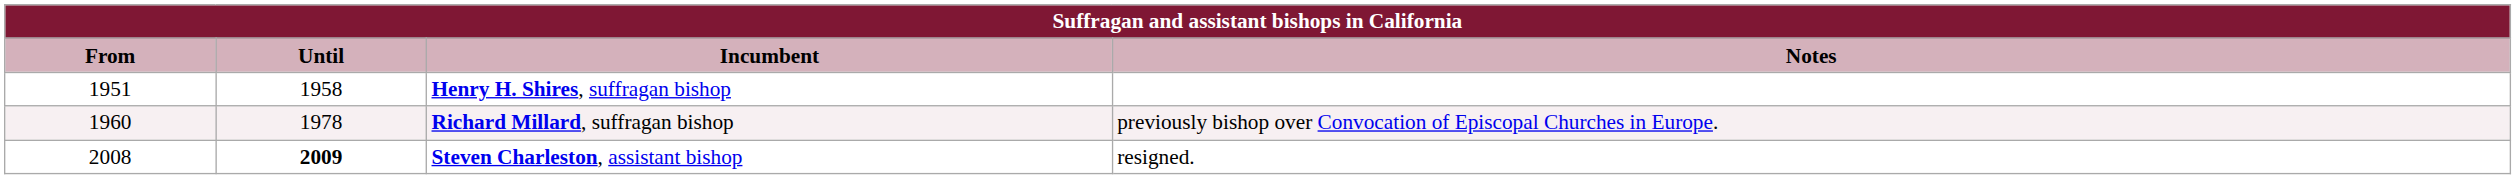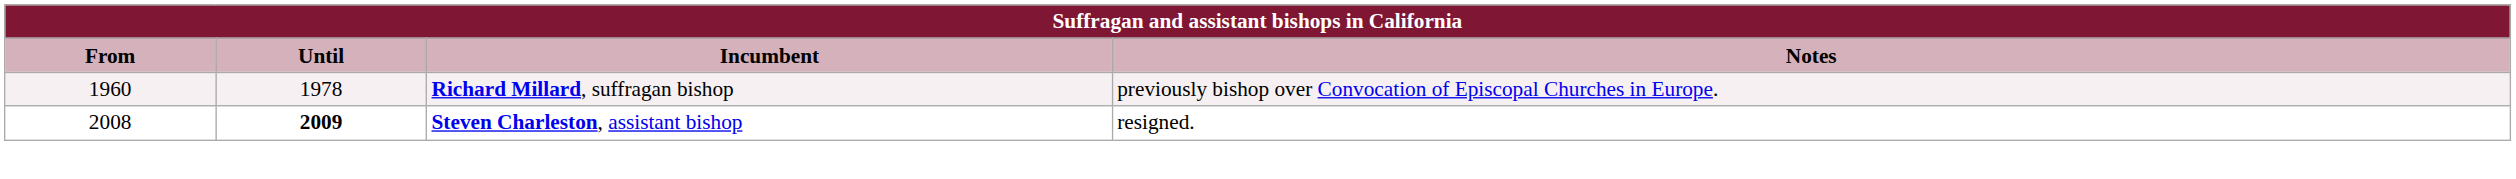- row: (581, 88)
